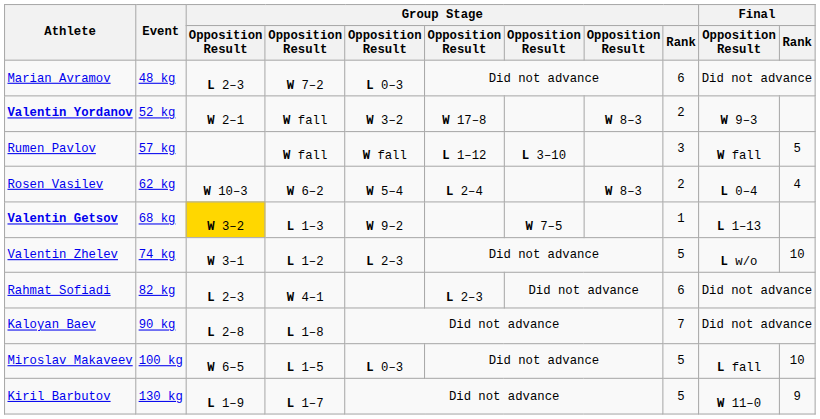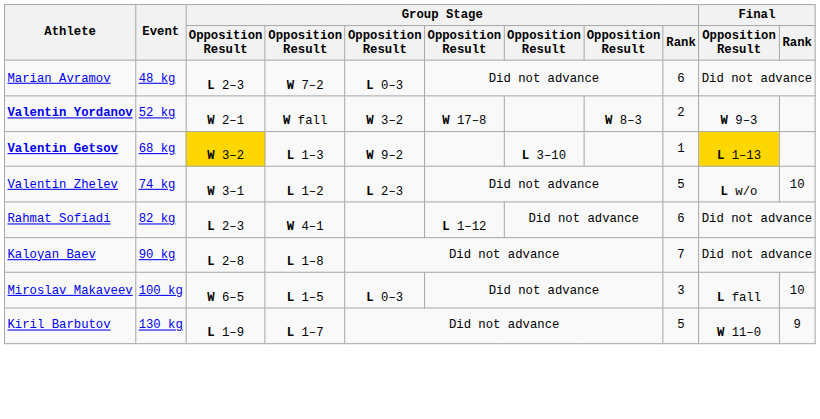- row: (52, 149)
- row: (55, 184)
(544, 227) W 7–5 -> (544, 156) L 3–10
(739, 227) no background -> (739, 156) gold background
(464, 297) L 2–3 -> (464, 227) L 1–12
(681, 361) 5 -> (681, 290) 3
